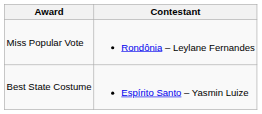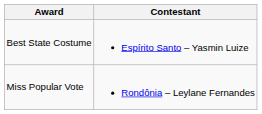rows swapped: (49, 87) <-> (45, 42)
